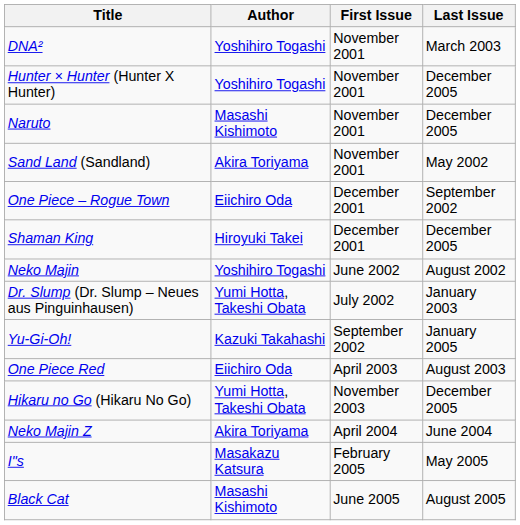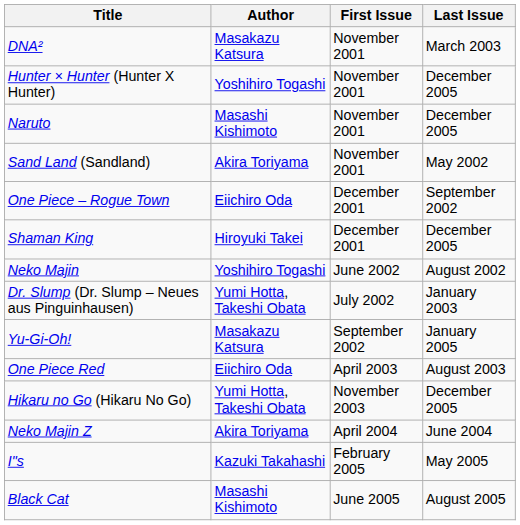(270, 46) Yoshihiro Togashi -> (247, 46) Masakazu Katsura
(270, 339) Kazuki Takahashi -> (247, 339) Masakazu Katsura
(247, 461) Masakazu Katsura -> (270, 461) Kazuki Takahashi
